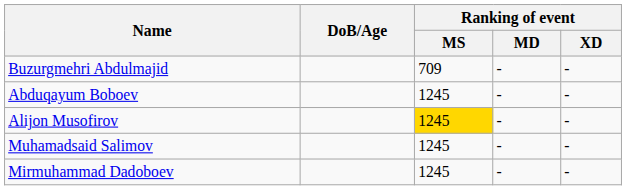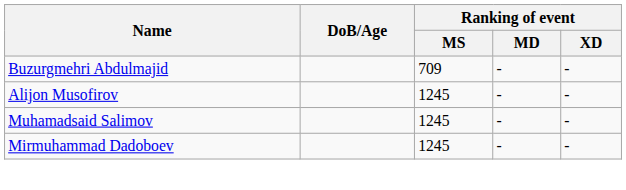- row: (73, 95)
(434, 120) gold background -> (434, 95) no background
